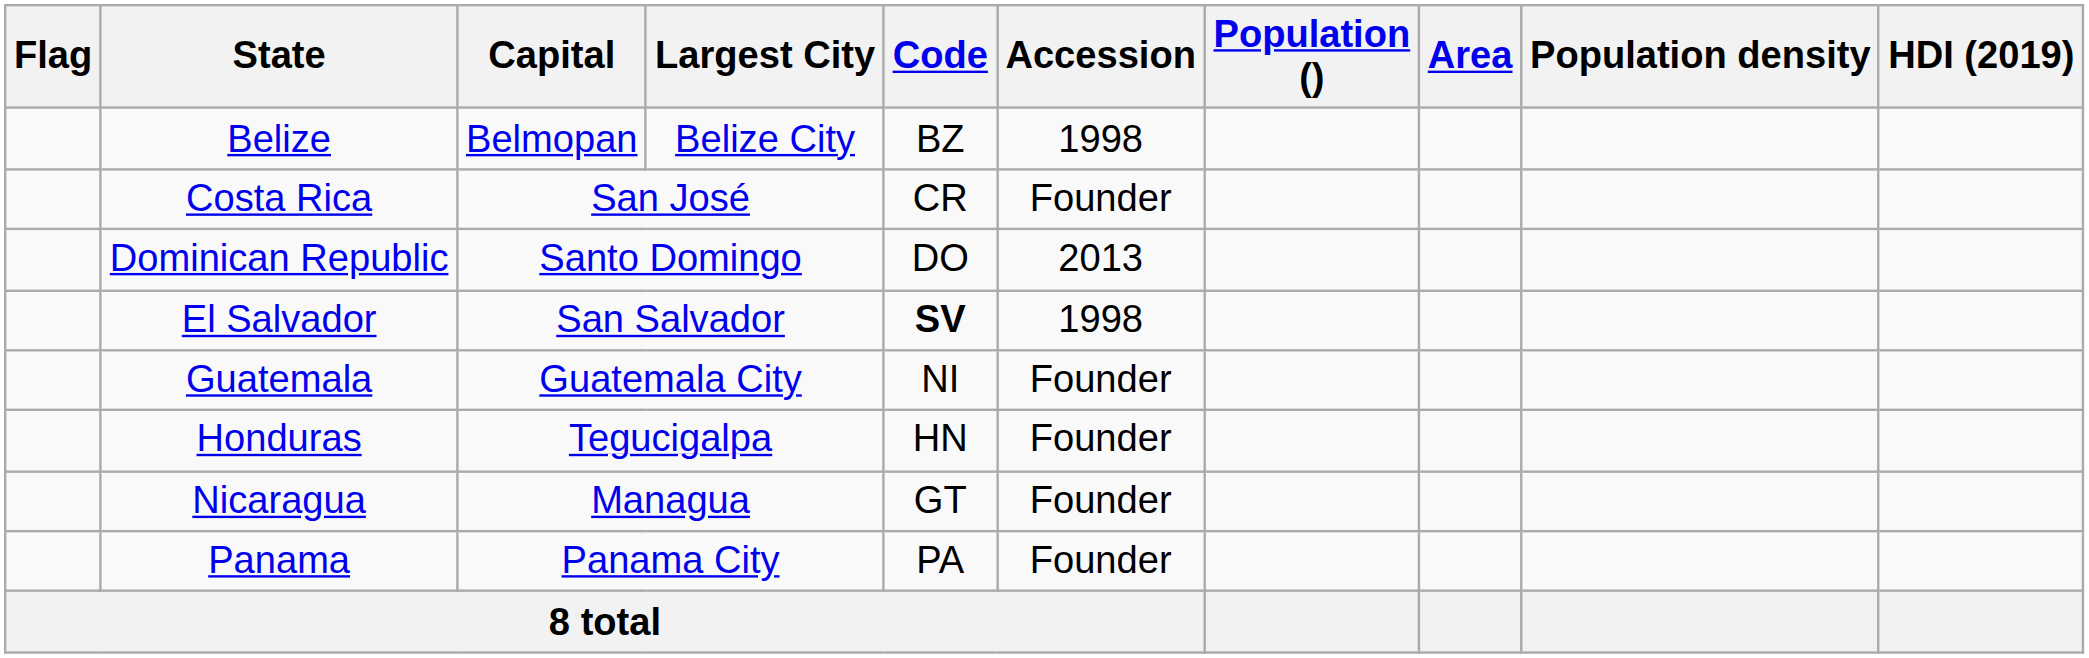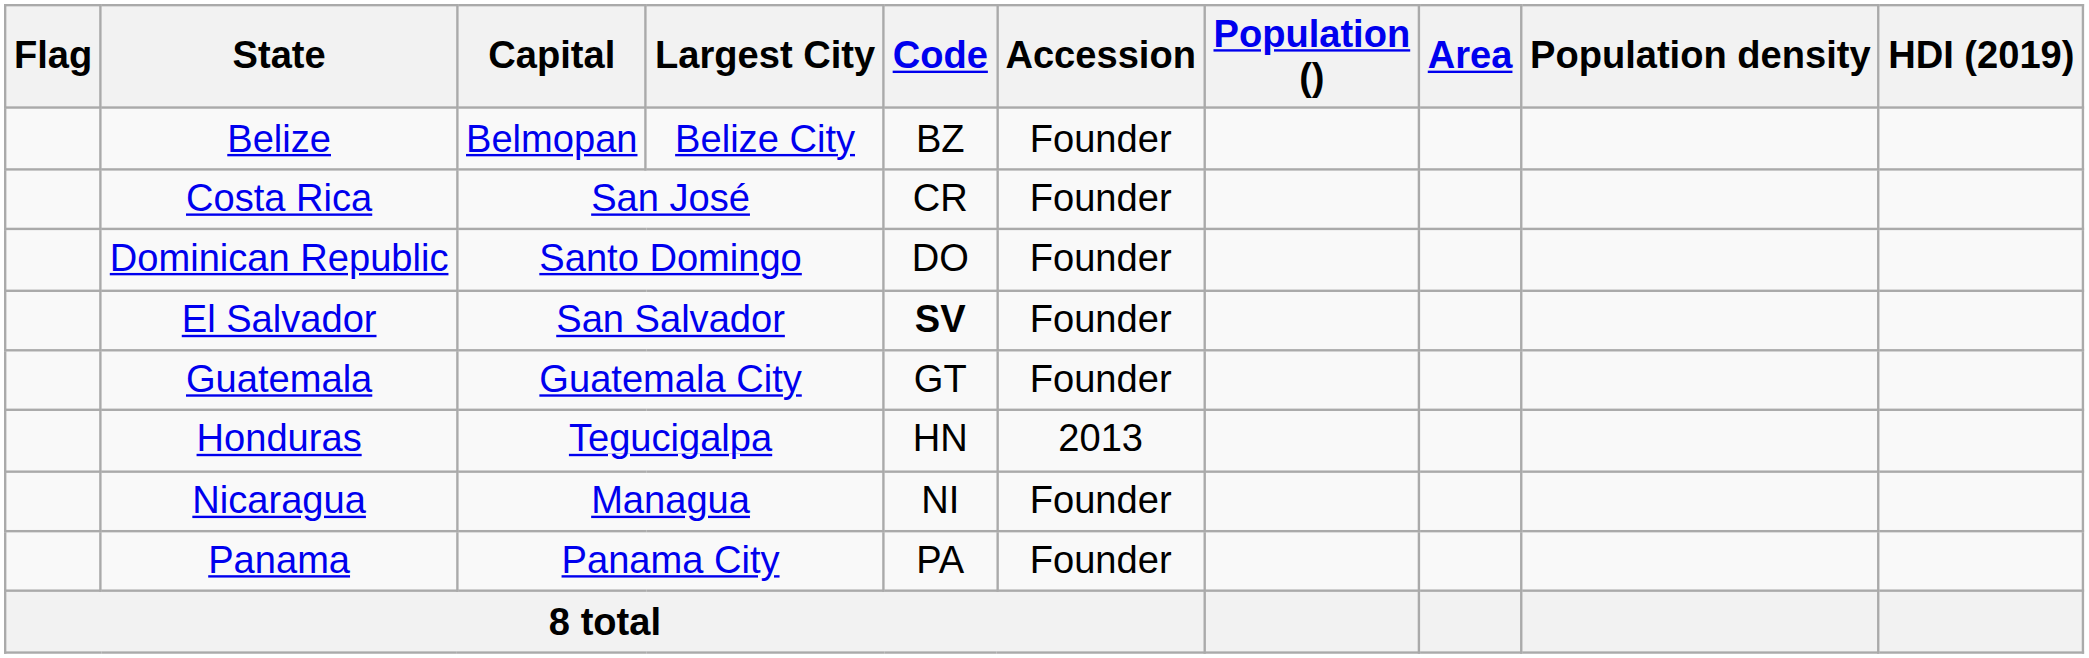(1101, 137) 1998 -> (1101, 137) Founder
(1101, 258) 2013 -> (1101, 258) Founder
(1101, 319) 1998 -> (1101, 319) Founder
(940, 379) NI -> (940, 379) GT
(1101, 439) Founder -> (1101, 439) 2013
(940, 500) GT -> (940, 500) NI
